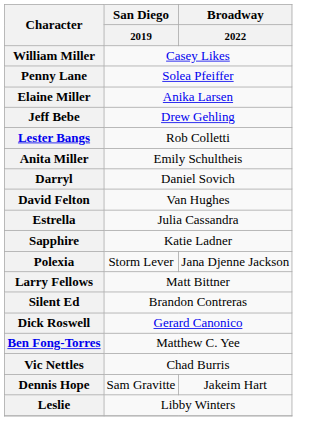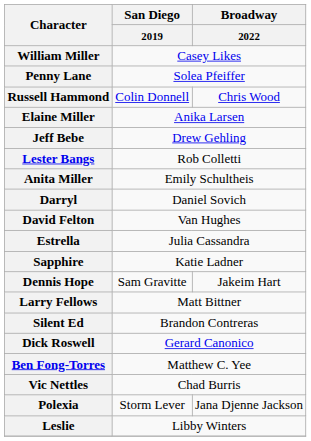+ row: (58, 96)
rows swapped: (54, 261) <-> (54, 384)
